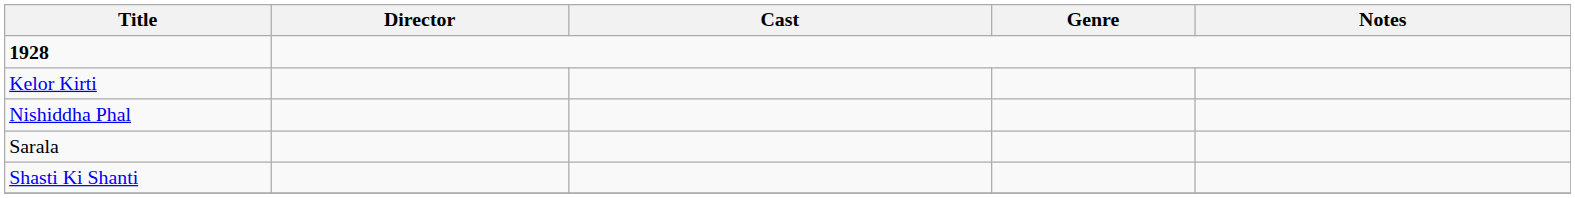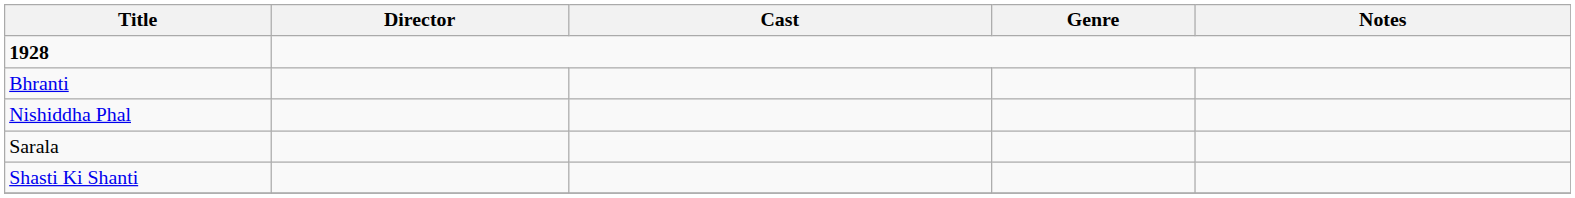+ row: (39, 83)
- row: (53, 83)
